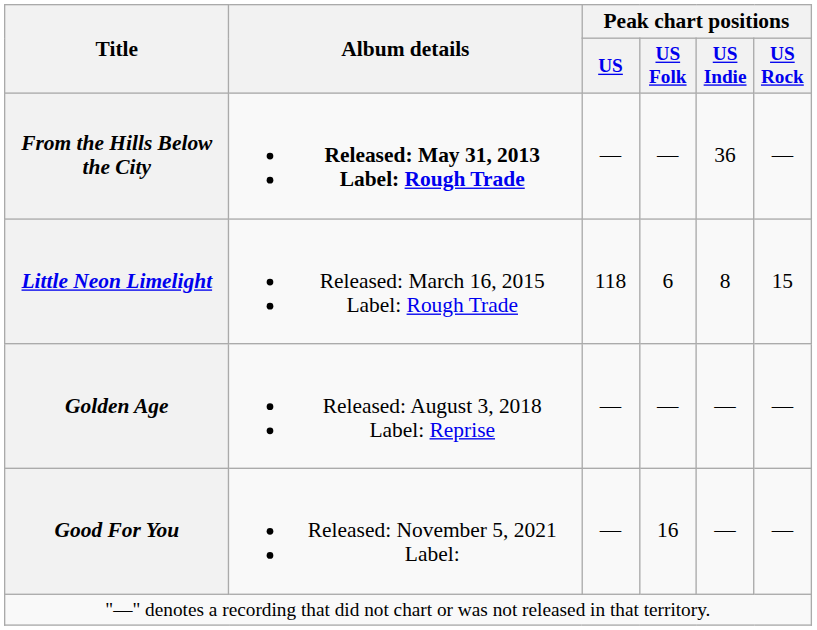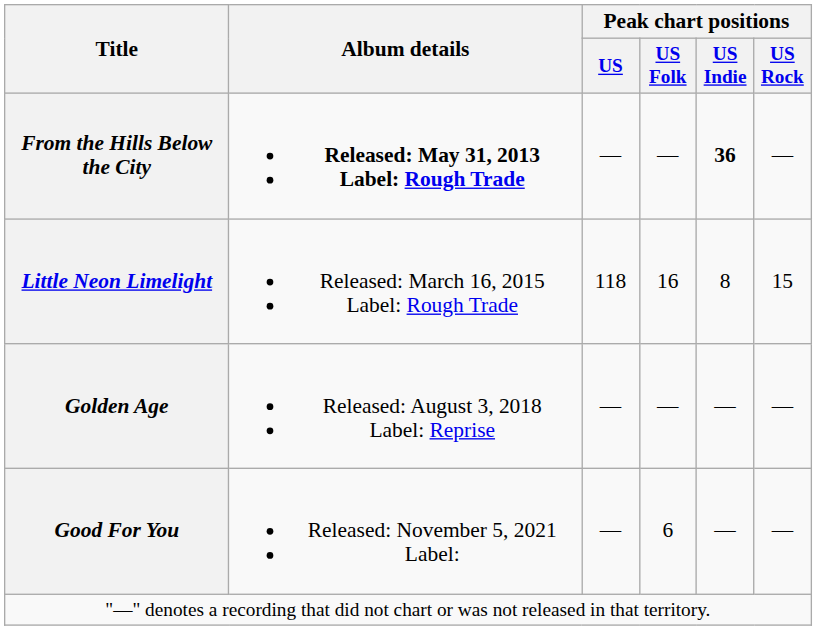(725, 155) normal -> (725, 155) bold
(668, 280) 6 -> (668, 280) 16
(668, 531) 16 -> (668, 531) 6
